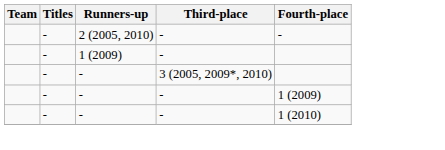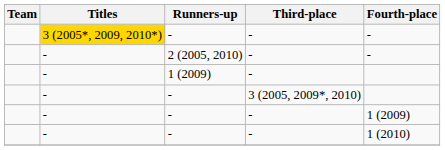+ row: (102, 34)
